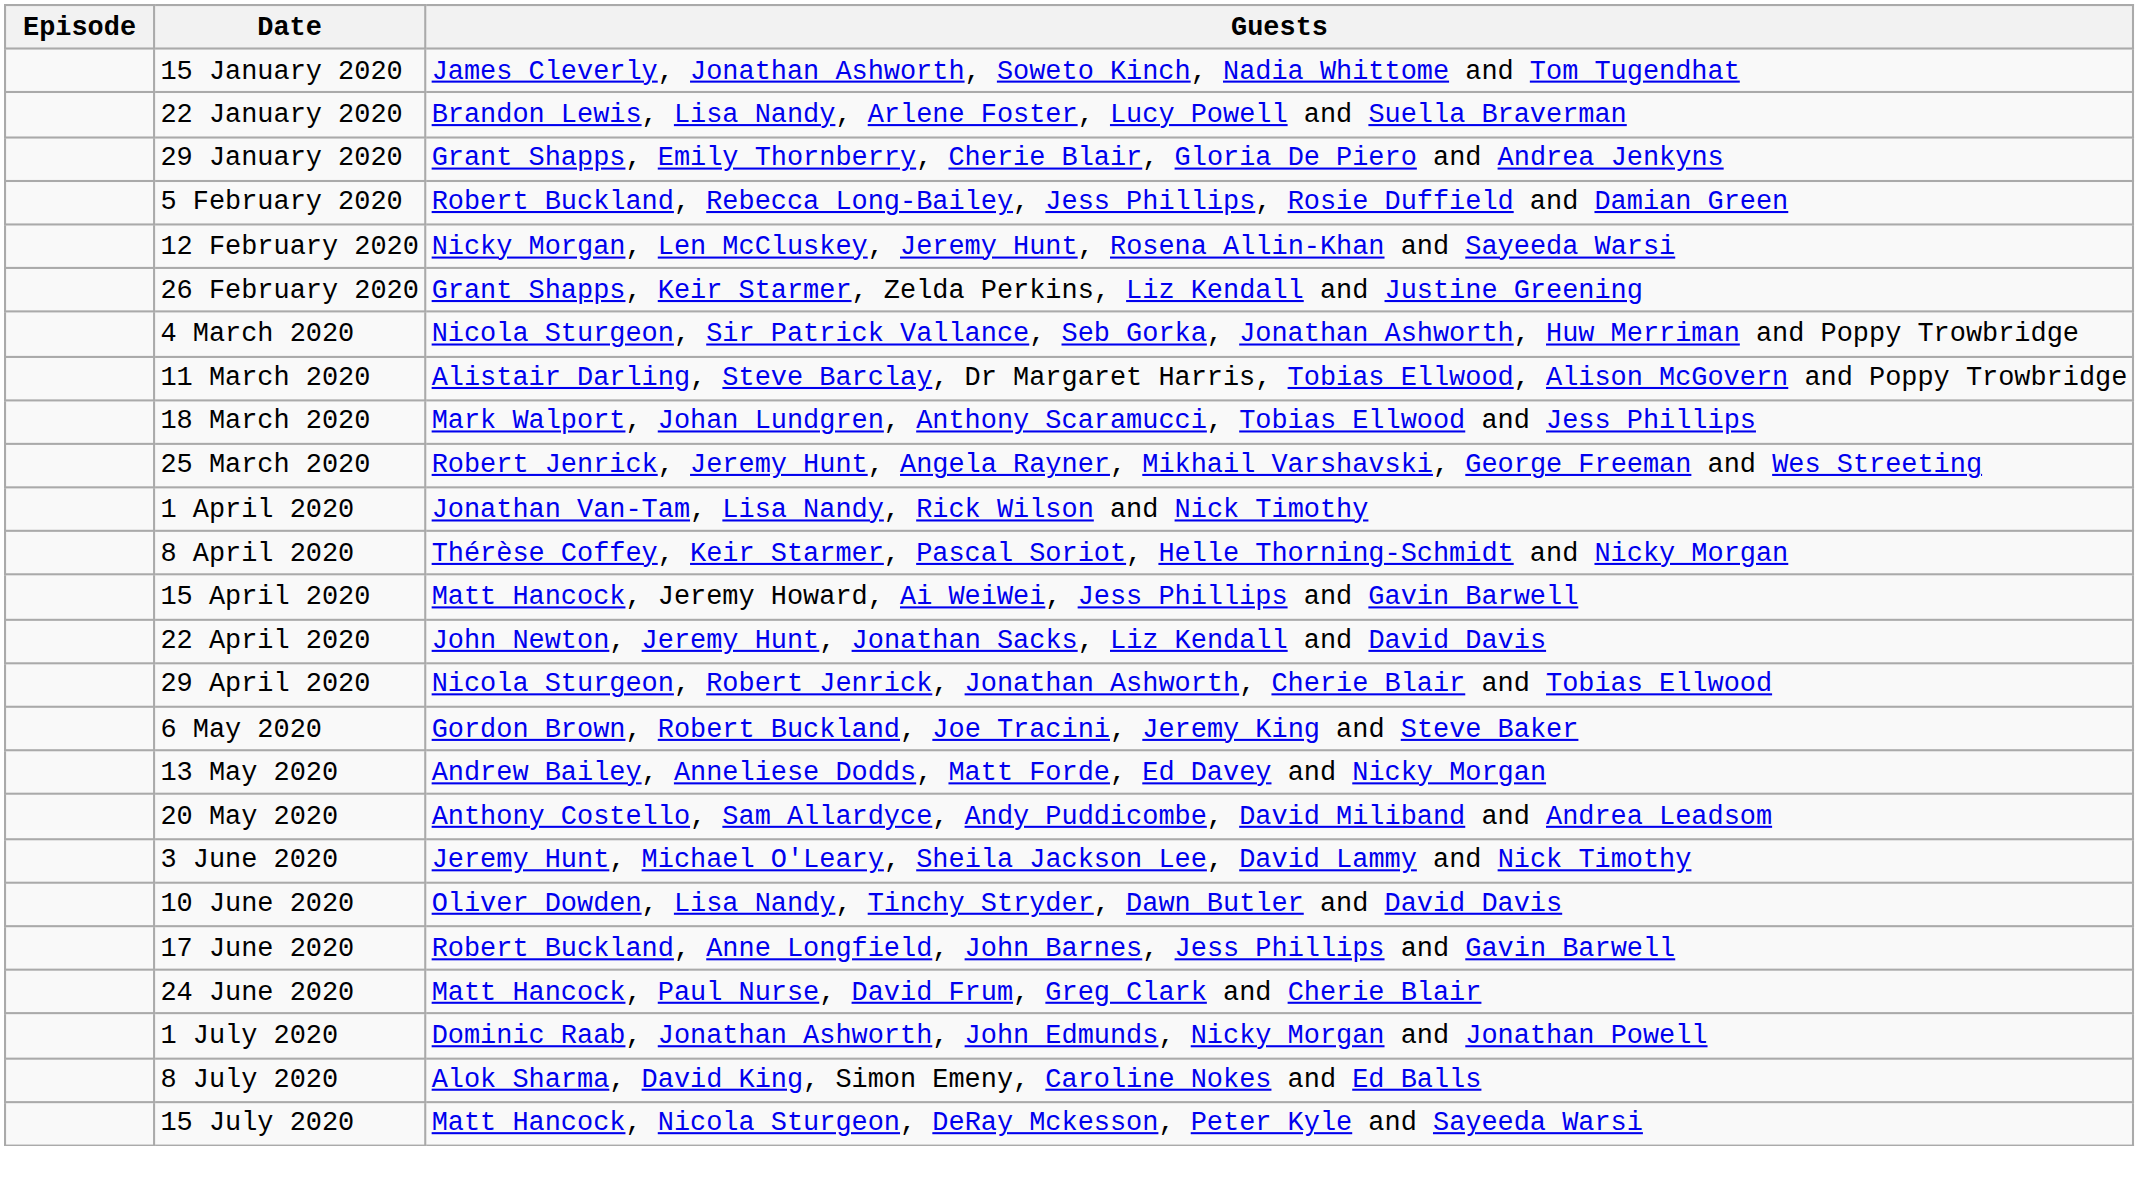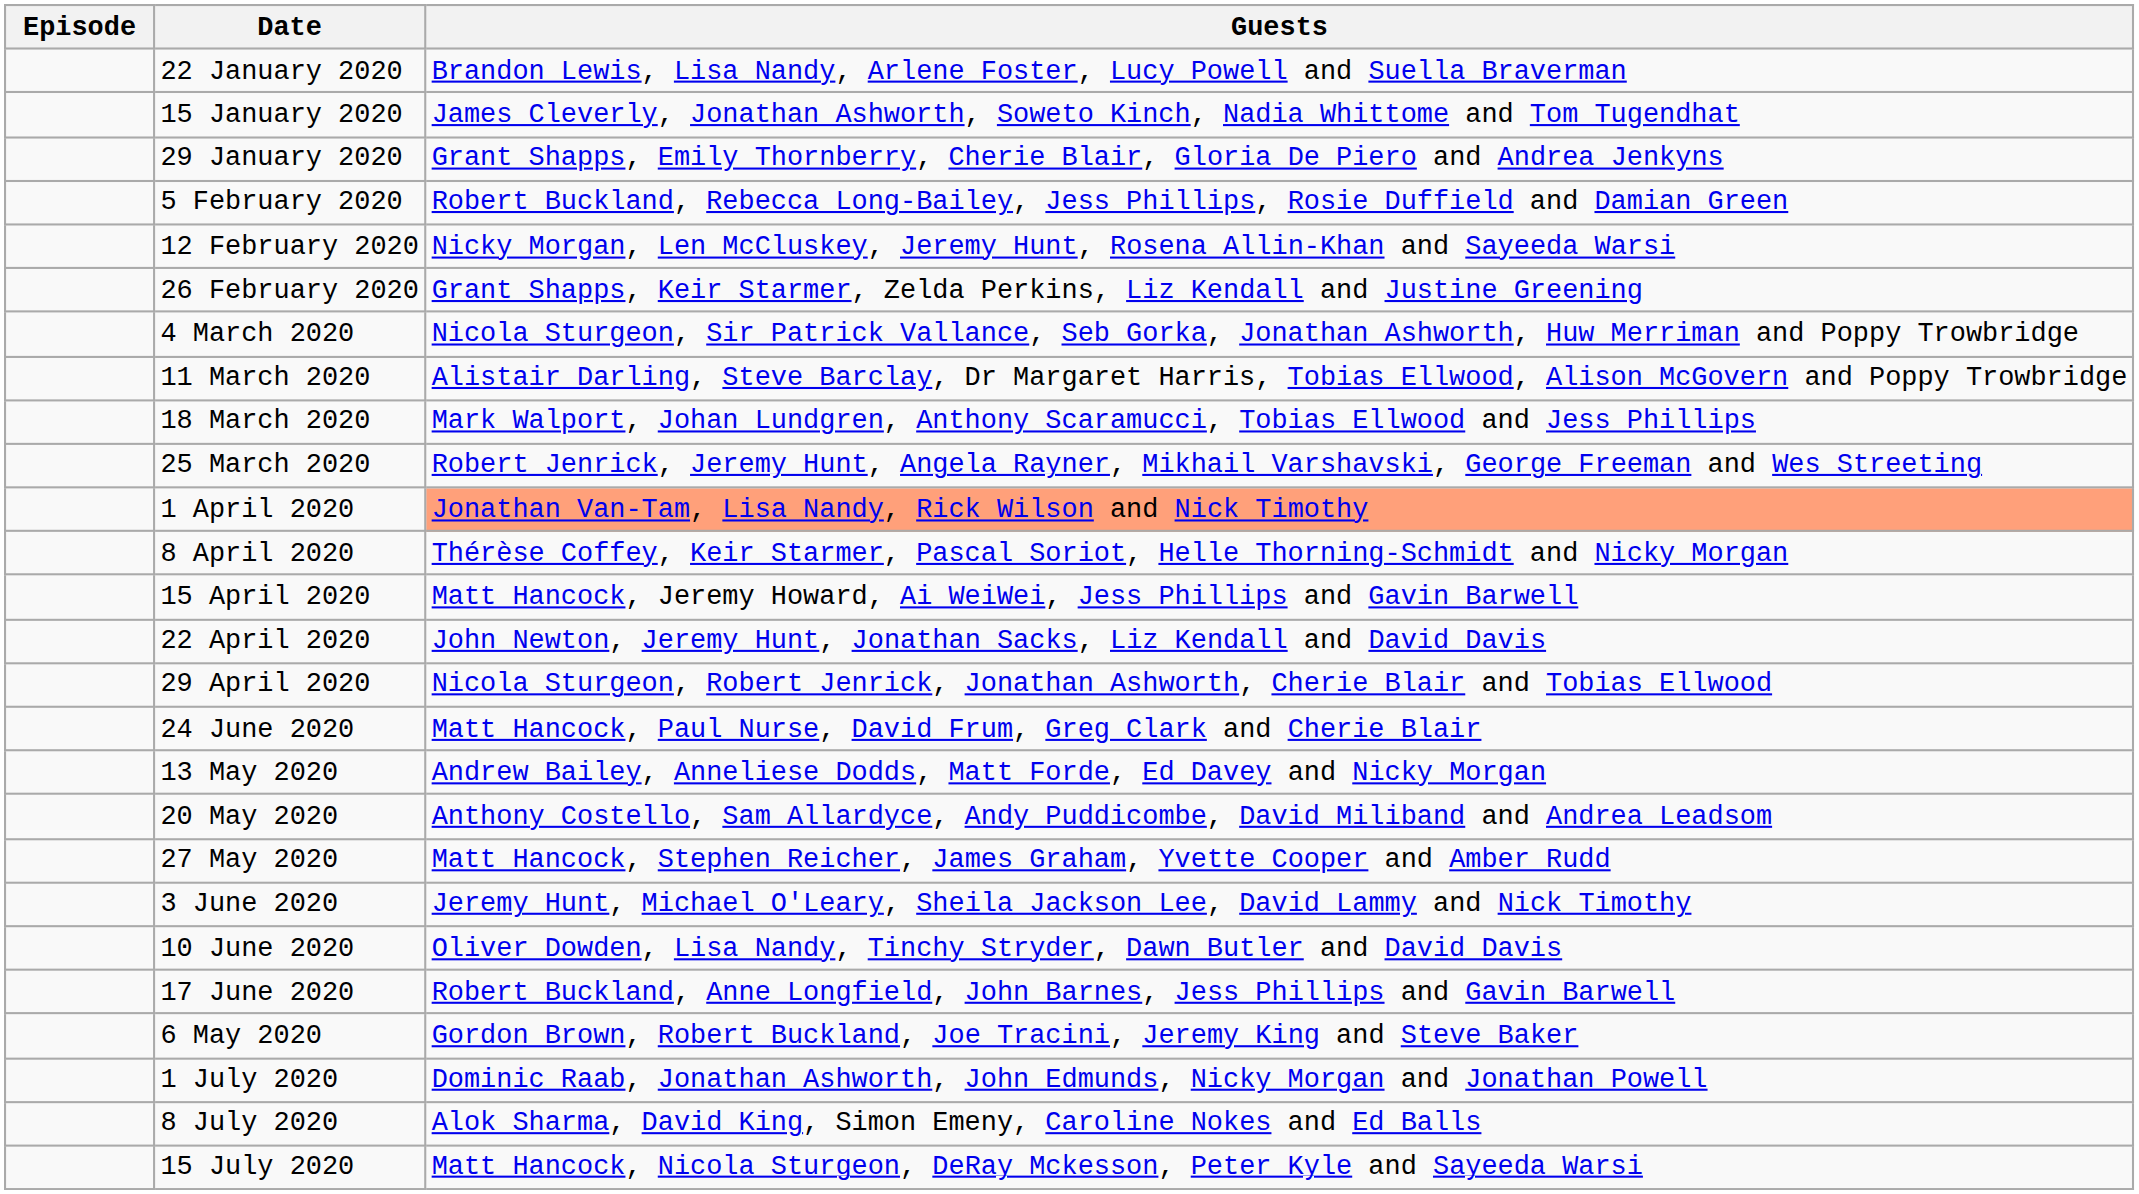rows swapped: (282, 71) <-> (282, 115)
(900, 509) no background -> (900, 509) lightsalmon background
rows swapped: (241, 729) <-> (257, 992)
+ row: (249, 860)
